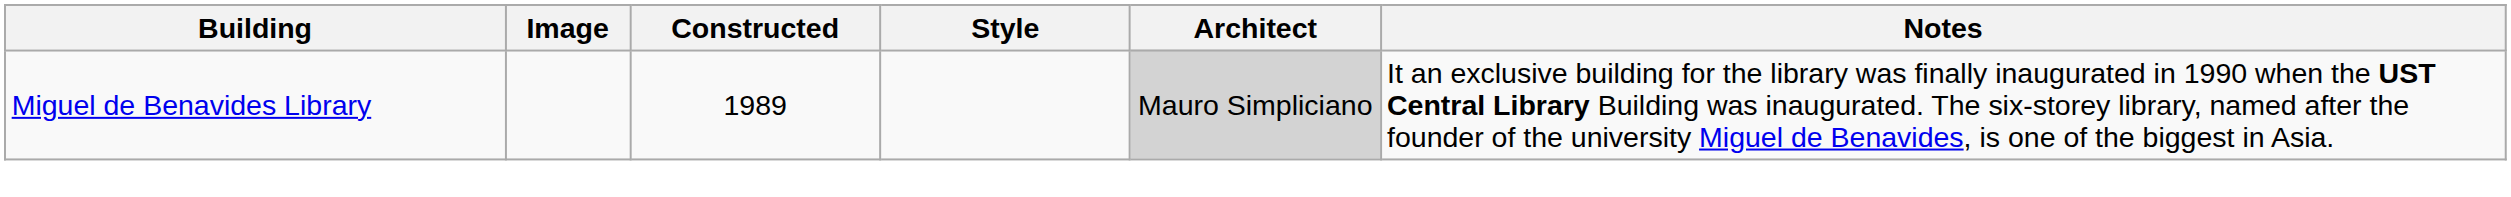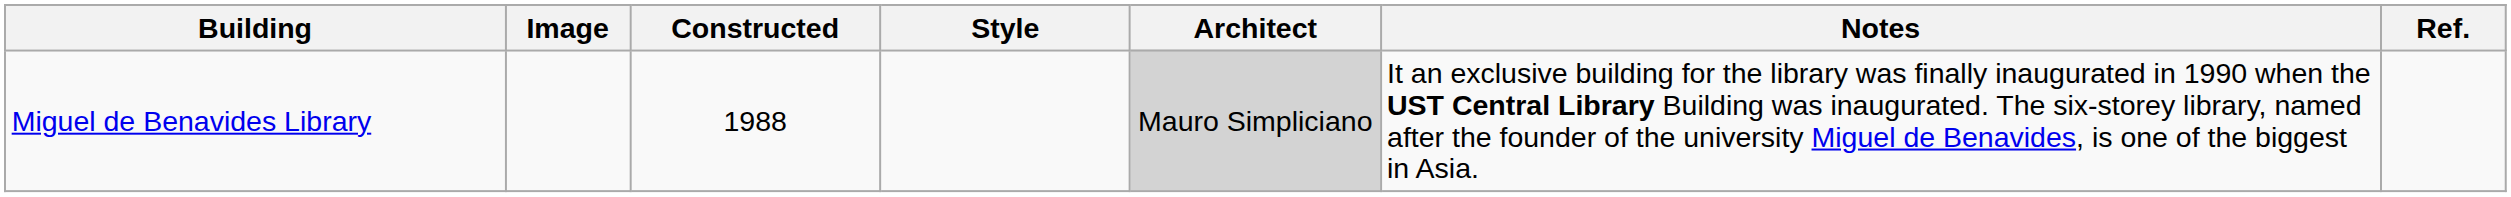+ column: (2443, 28)
(755, 105) 1989 -> (755, 120) 1988
